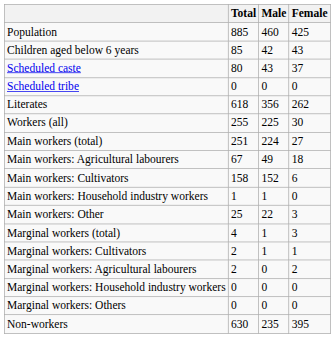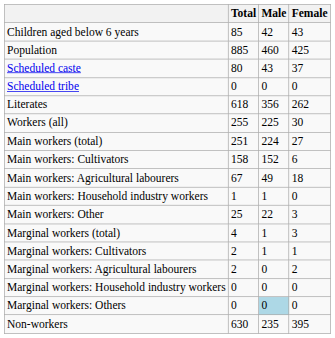rows swapped: (32, 31) <-> (73, 50)
rows swapped: (68, 178) <-> (93, 159)
(264, 305) no background -> (264, 305) lightblue background
